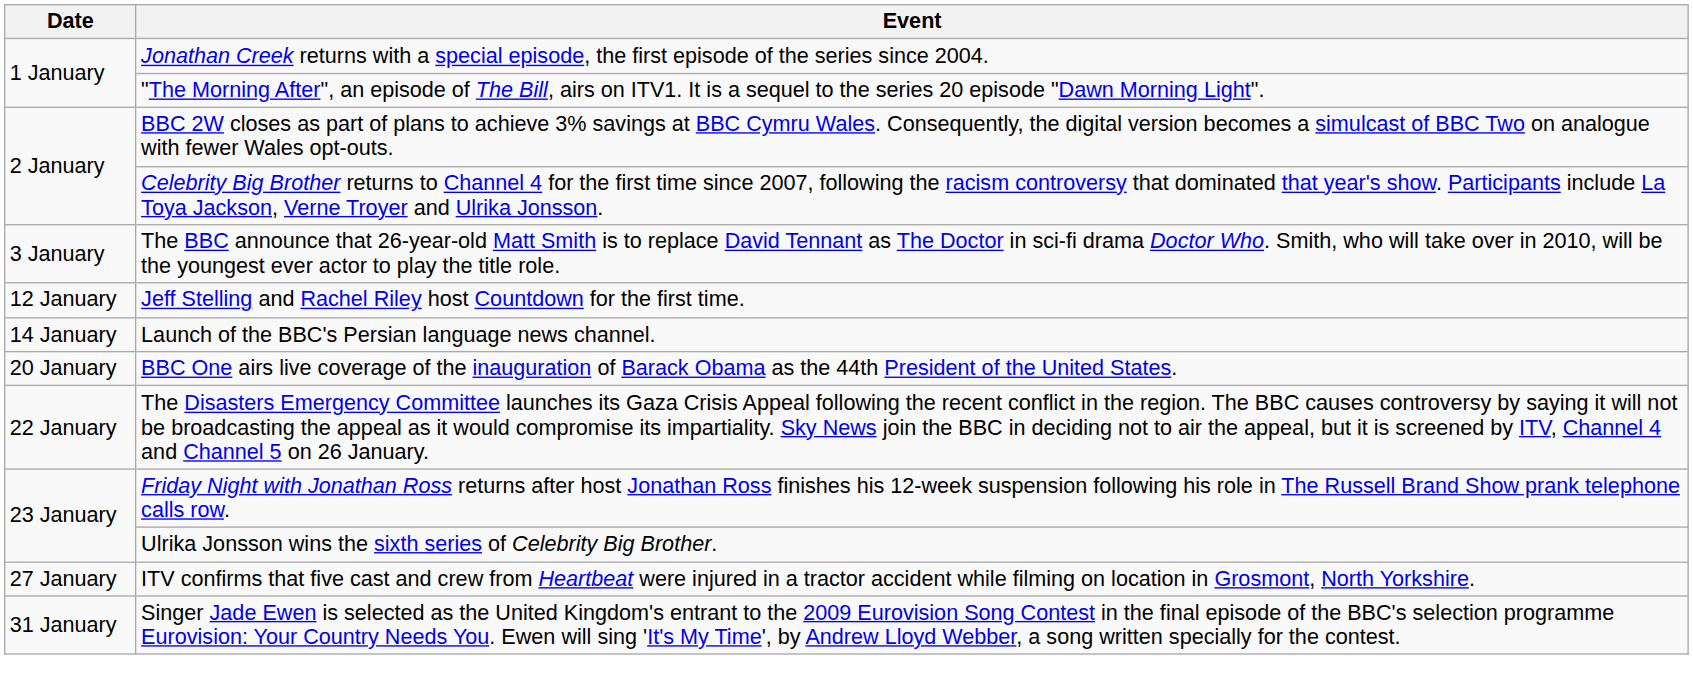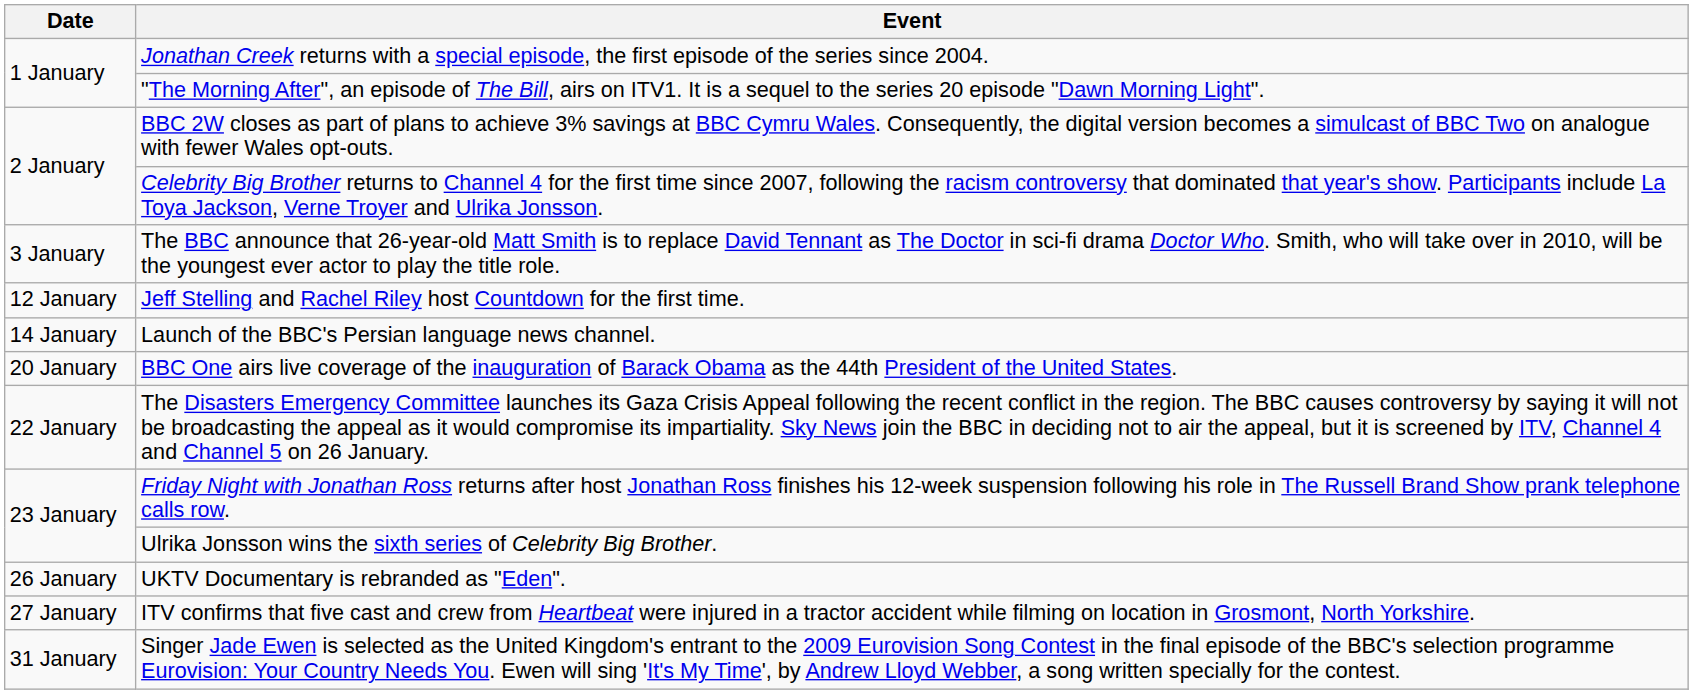+ row: (353, 578)
